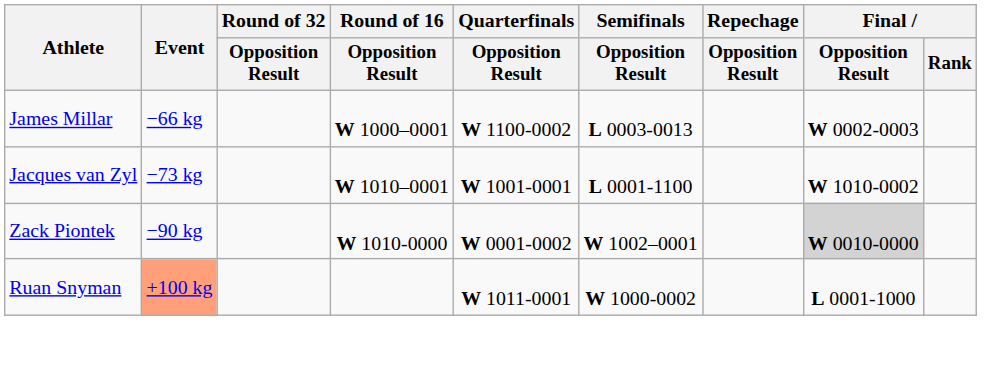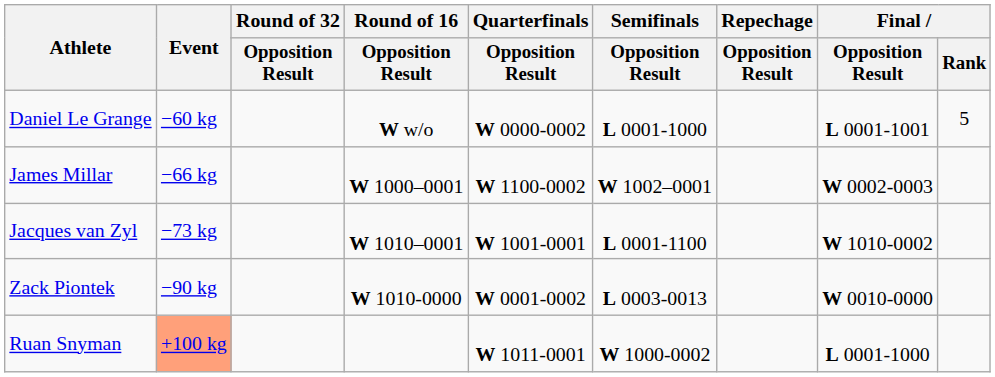+ row: (80, 118)
(641, 130) L 0003-0013 -> (655, 186) W 1002–0001
(641, 243) W 1002–0001 -> (655, 299) L 0003-0013
(863, 243) lightgrey background -> (878, 299) no background
